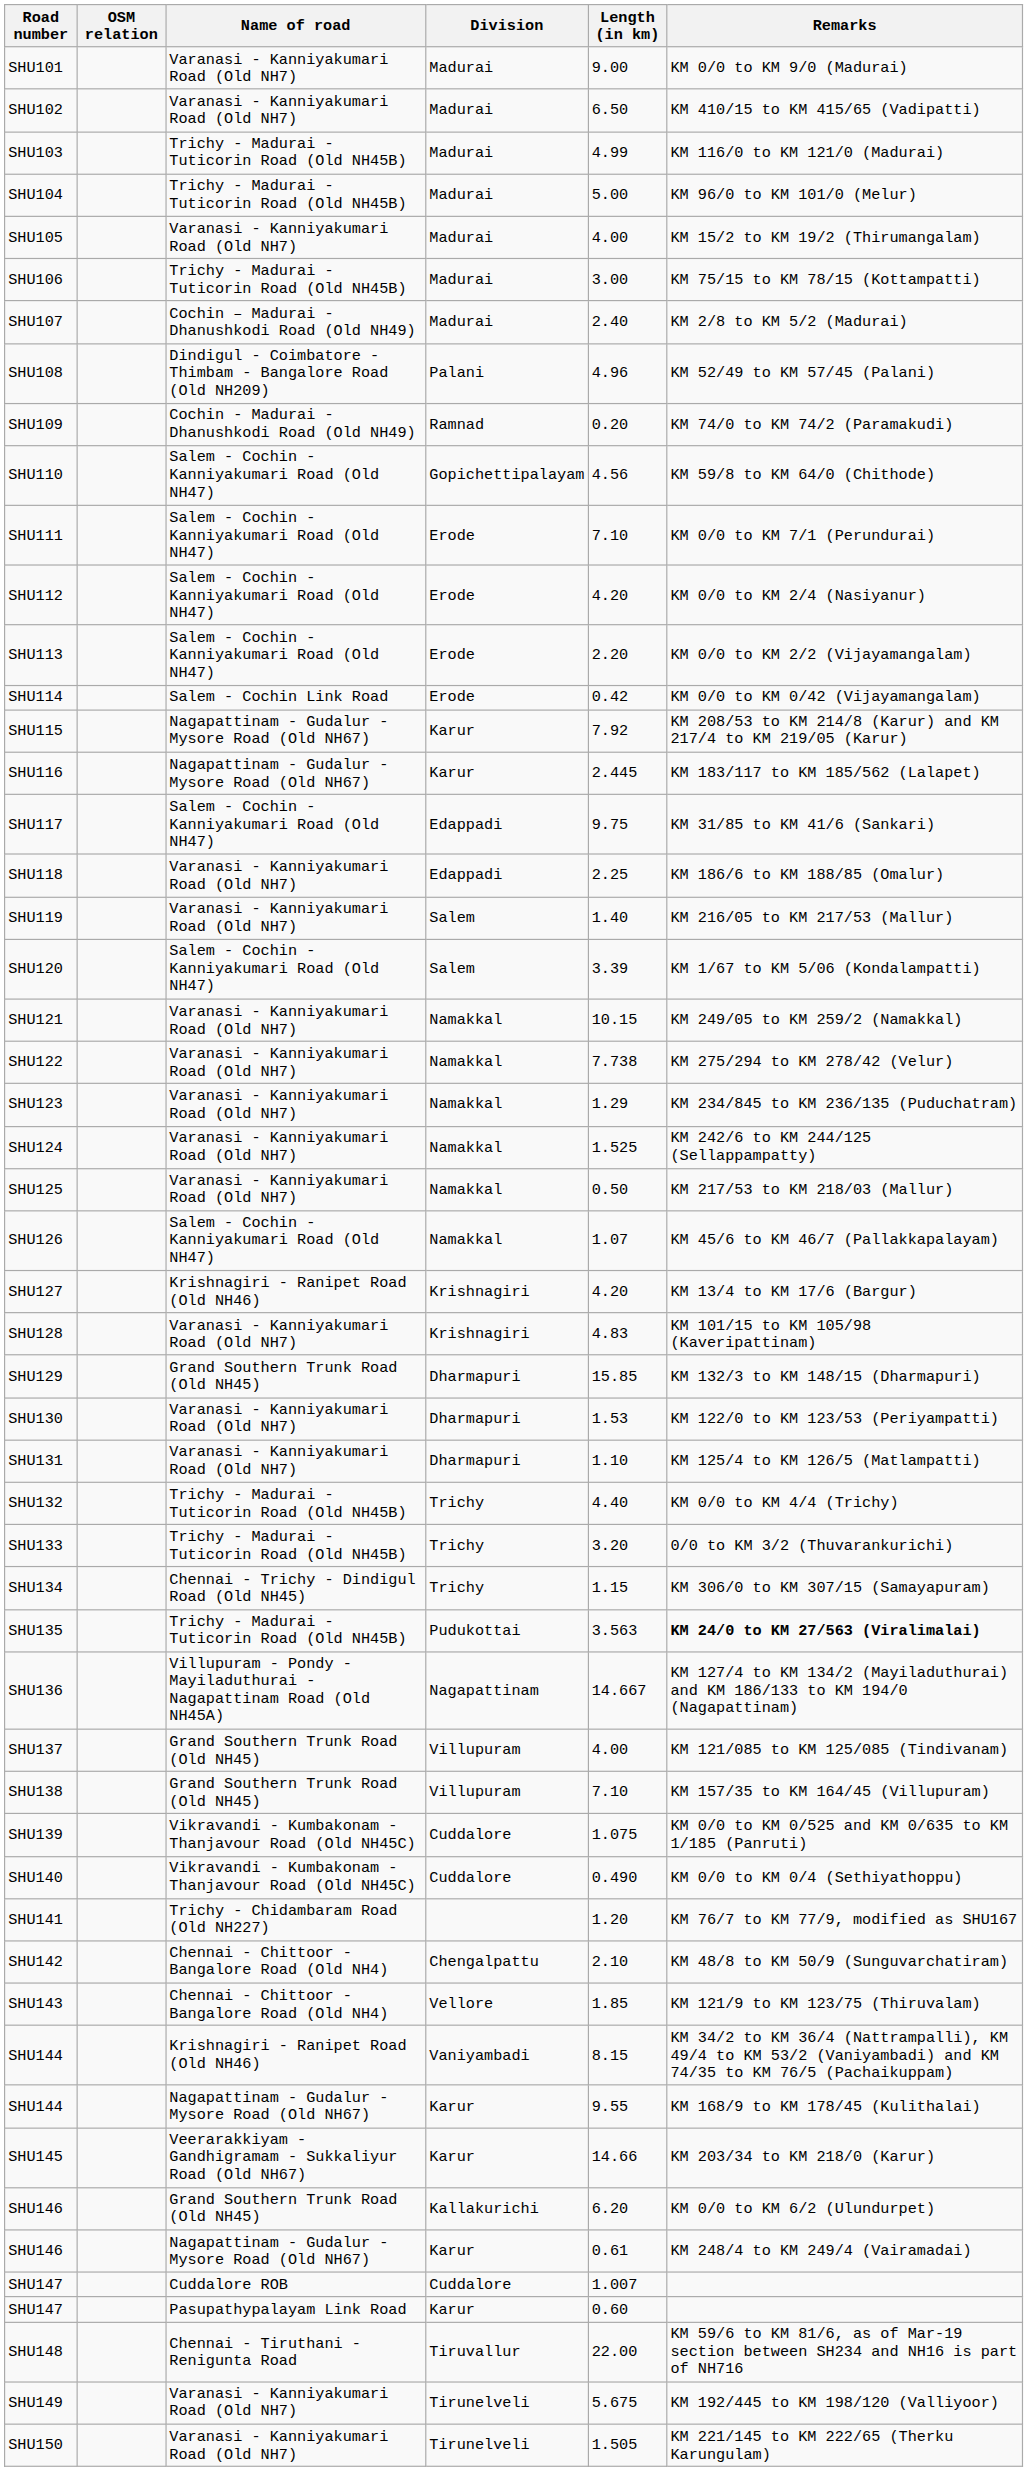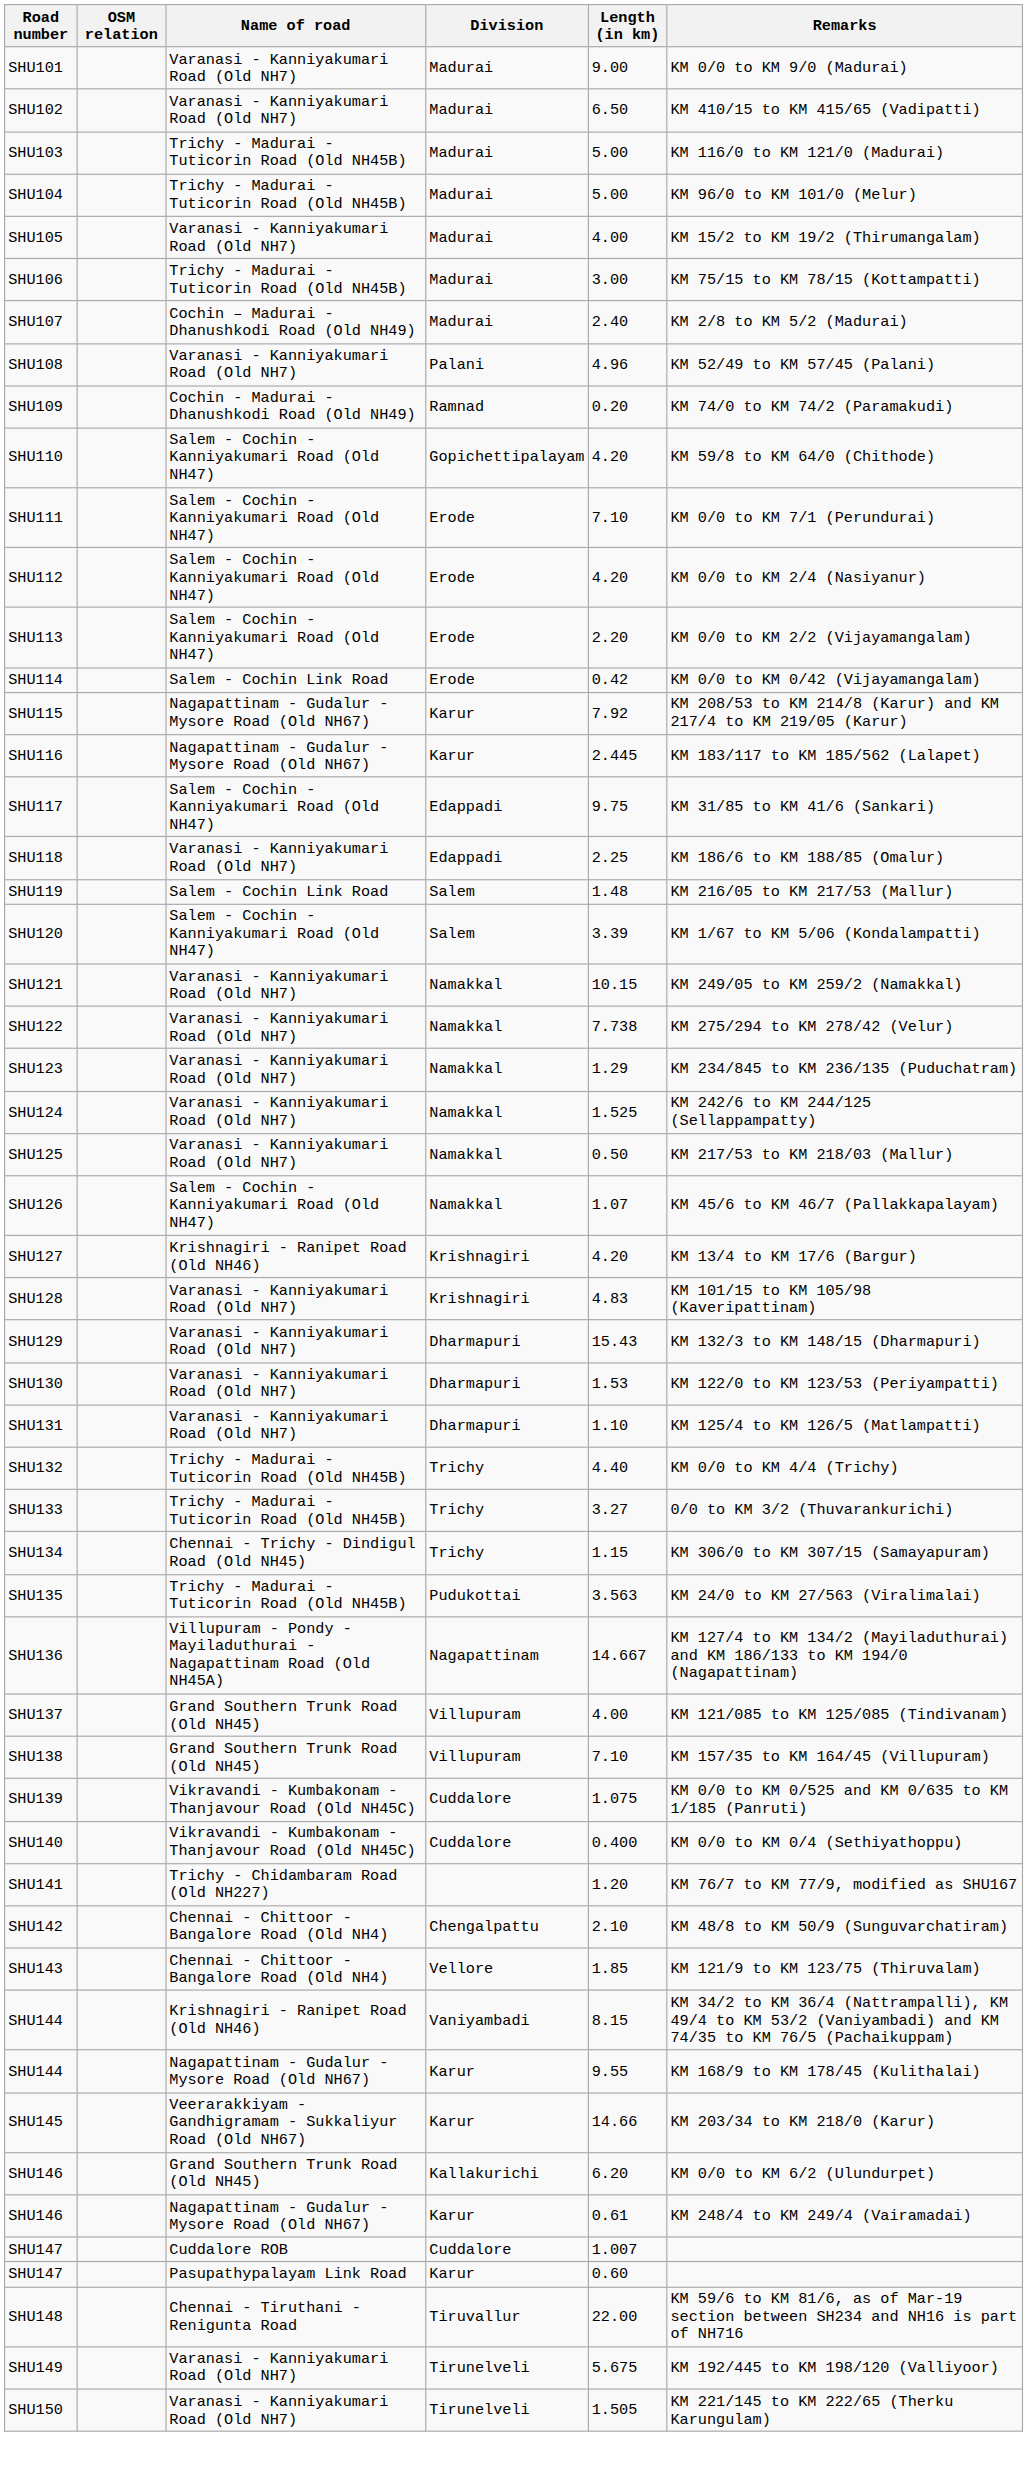(610, 153) 4.99 -> (610, 153) 5.00
(279, 373) Dindigul - Coimbatore - Thimbam - Bangalore Road (Old NH209) -> (279, 364) Varanasi - Kanniyakumari Road (Old NH7)
(610, 475) 4.56 -> (610, 458) 4.20
(279, 918) Varanasi - Kanniyakumari Road (Old NH7) -> (279, 892) Salem - Cochin Link Road
(610, 918) 1.40 -> (610, 892) 1.48
(283, 1376) Grand Southern Trunk Road (Old NH45) -> (279, 1341) Varanasi - Kanniyakumari Road (Old NH7)
(614, 1376) 15.85 -> (614, 1341) 15.43
(610, 1546) 3.20 -> (610, 1511) 3.27
(826, 1630) bold -> (826, 1595) normal
(614, 1877) 0.490 -> (614, 1842) 0.400
